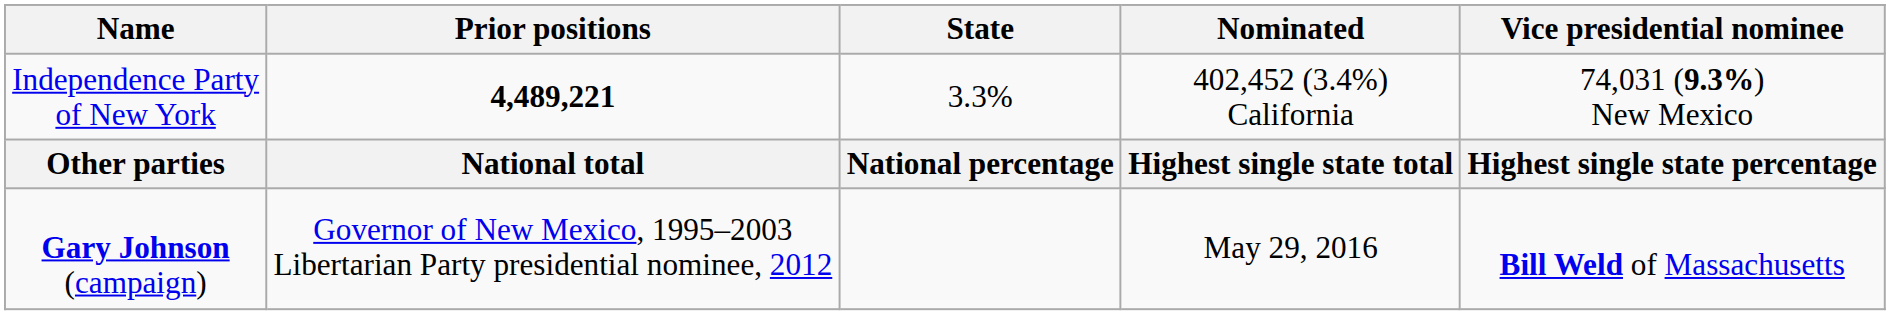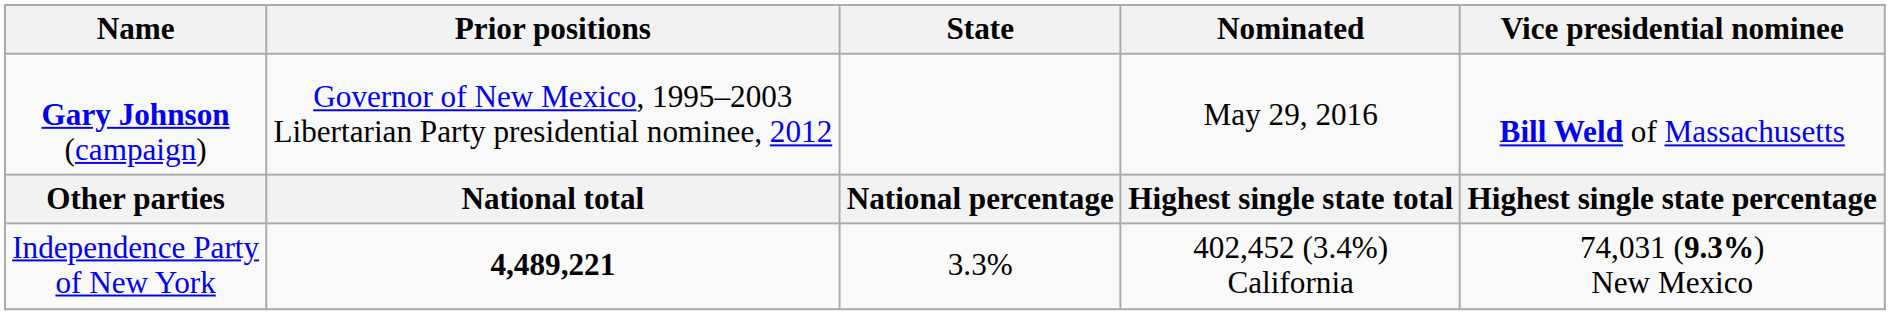rows swapped: (136, 265) <-> (136, 96)
